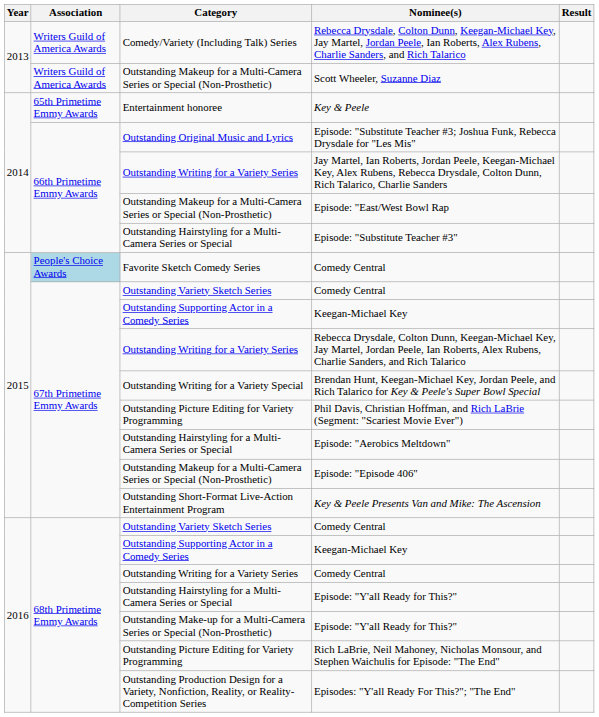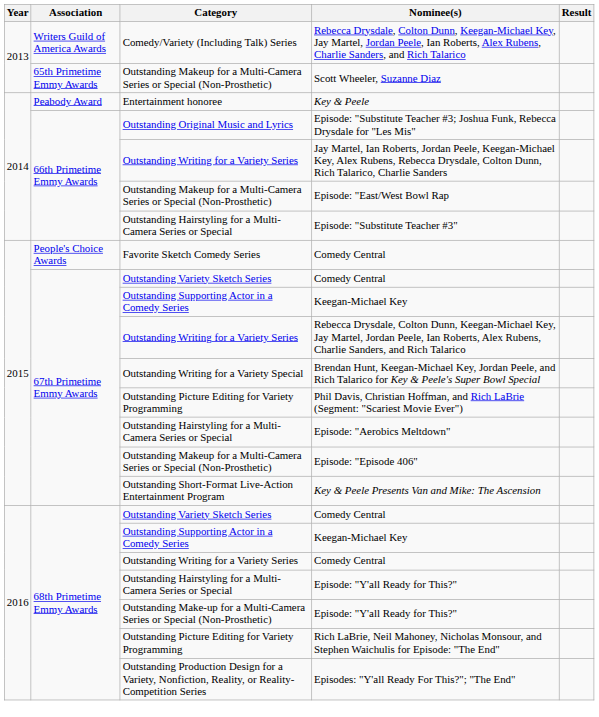(70, 78) Writers Guild of America Awards -> (67, 78) 65th Primetime Emmy Awards
(67, 107) 65th Primetime Emmy Awards -> (68, 101) Peabody Award
(68, 267) lightblue background -> (68, 255) no background
